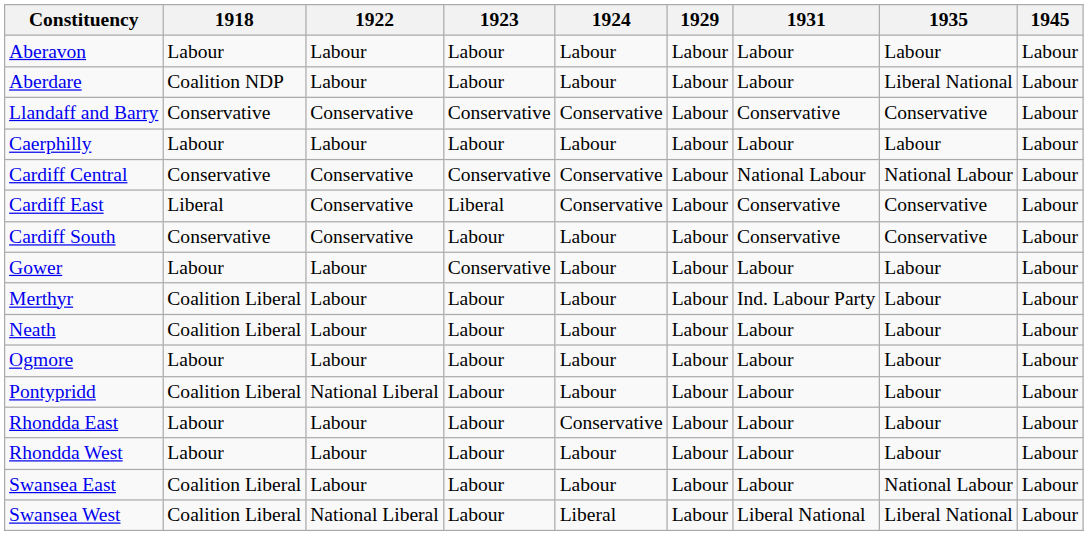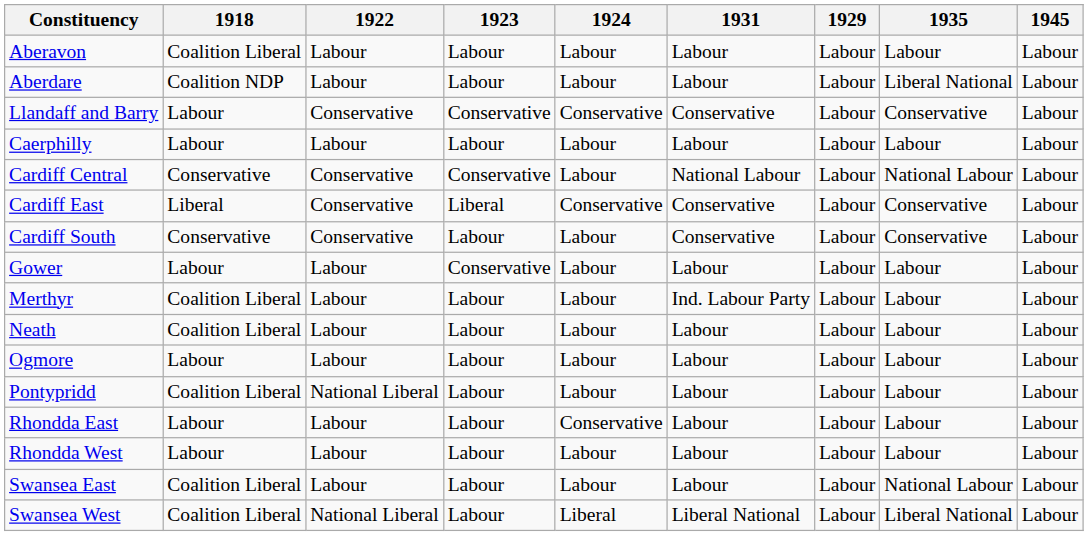columns swapped: (700, 19) <-> (806, 19)
(196, 50) Labour -> (234, 50) Coalition Liberal
(219, 112) Conservative -> (196, 112) Labour
(611, 174) Conservative -> (588, 174) Labour
